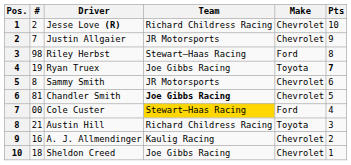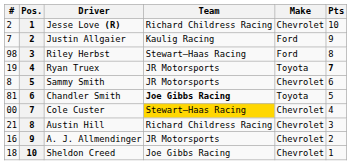columns swapped: (17, 12) <-> (37, 12)
(183, 40) JR Motorsports -> (180, 40) Kaulig Racing
(300, 40) Chevrolet -> (287, 40) Ford
(188, 68) Joe Gibbs Racing -> (183, 68) JR Motorsports
(300, 97) Chevrolet -> (292, 97) Toyota
(287, 111) Ford -> (300, 111) Chevrolet
(292, 125) Toyota -> (300, 125) Chevrolet
(180, 139) Kaulig Racing -> (183, 139) JR Motorsports
